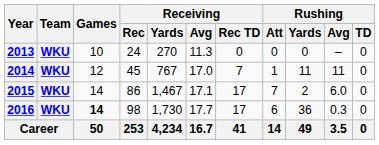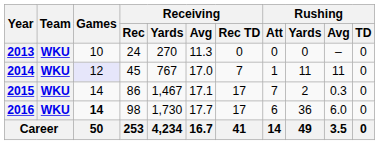(97, 71) no background -> (97, 71) lavender background
(338, 91) 6.0 -> (338, 91) 0.3
(338, 110) 0.3 -> (338, 110) 6.0
